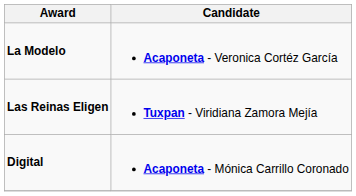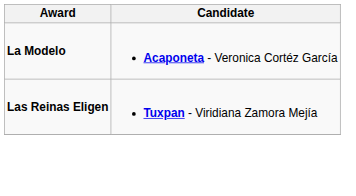- row: (25, 162)
